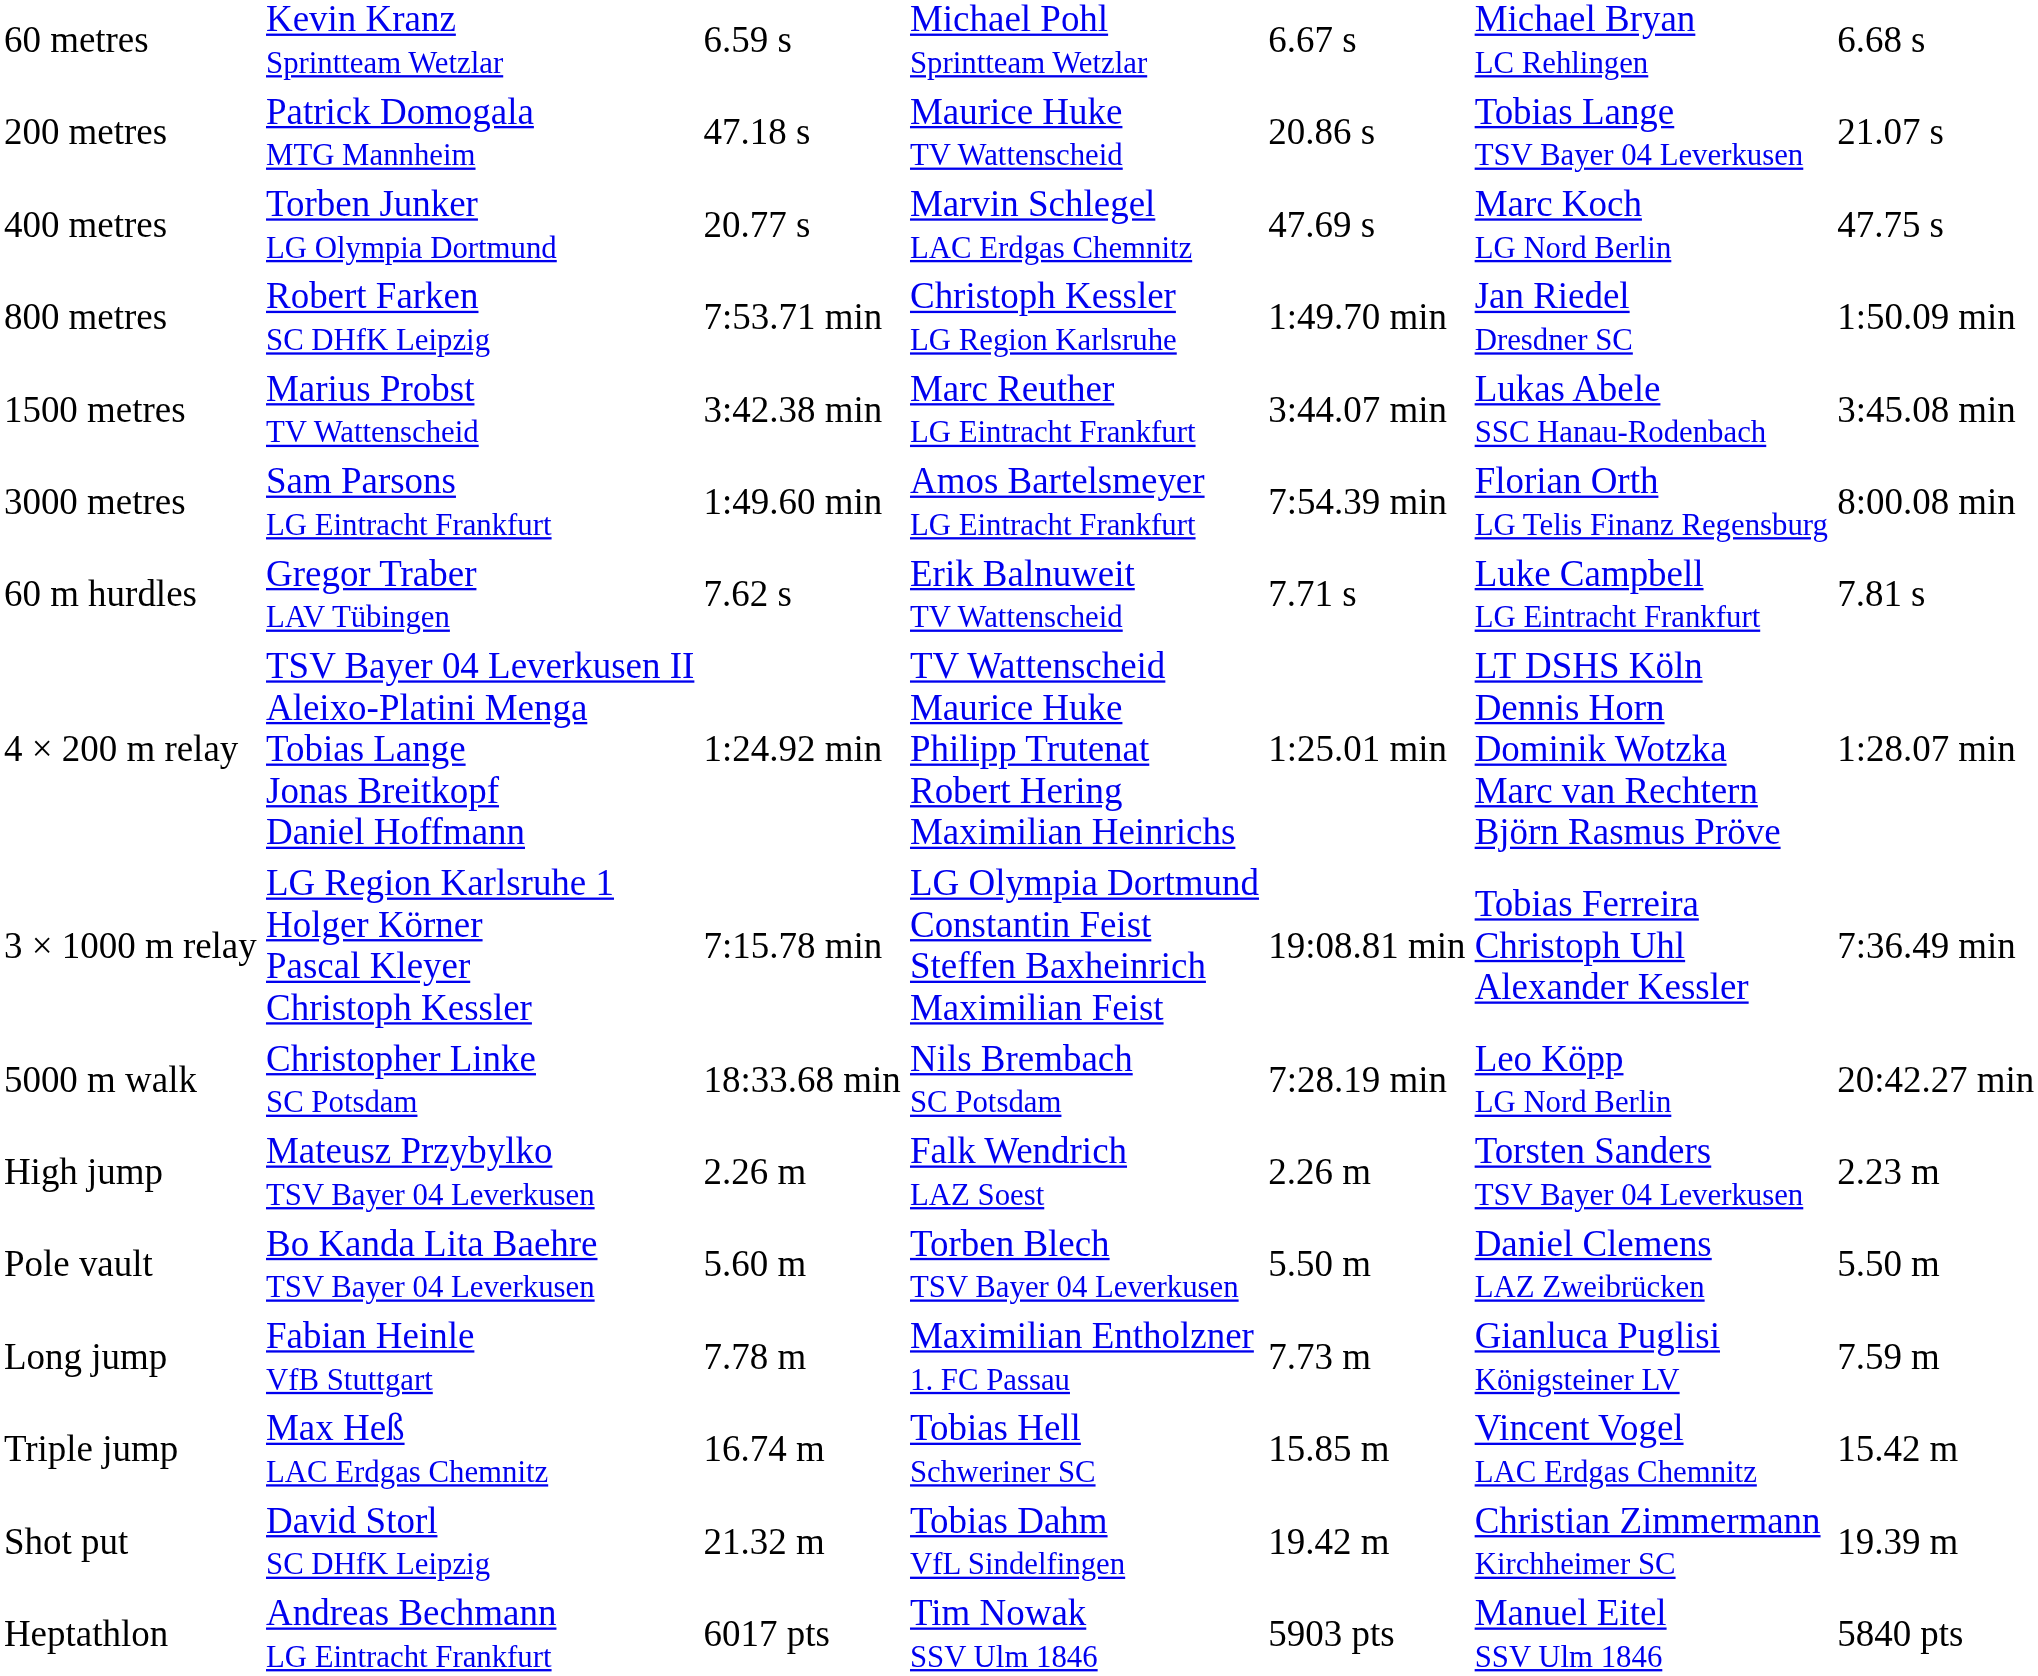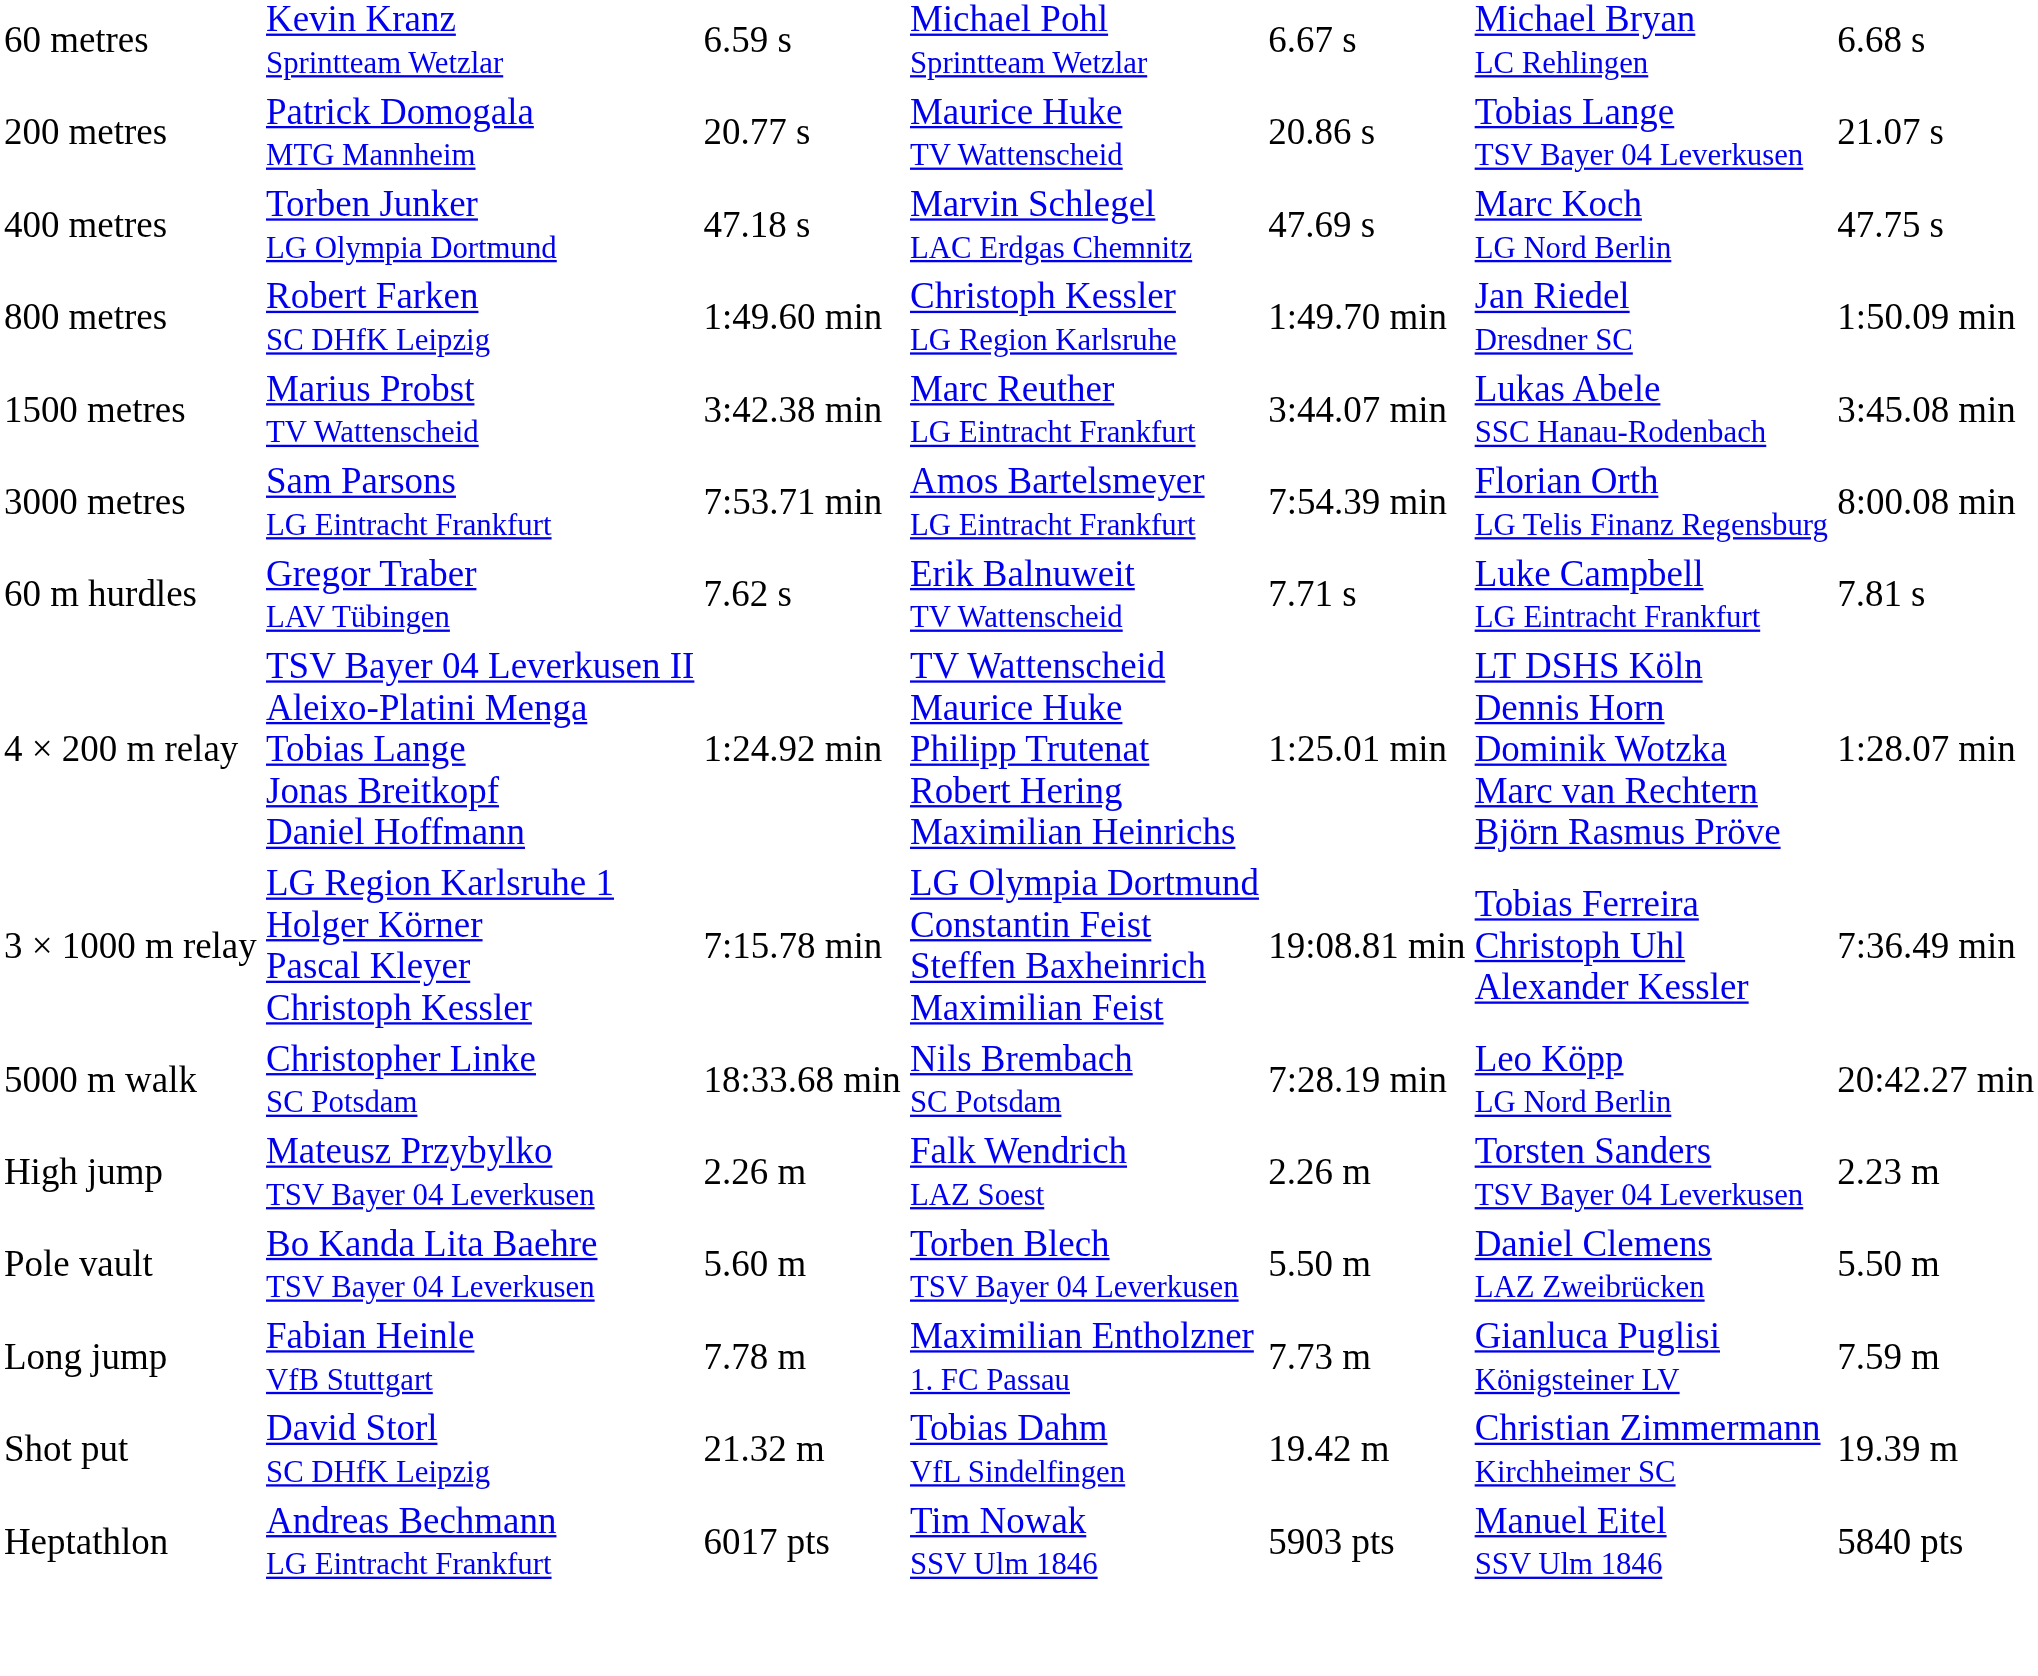(757, 132) 47.18 s -> (757, 132) 20.77 s
(757, 224) 20.77 s -> (757, 224) 47.18 s
(793, 317) 7:53.71 min -> (793, 317) 1:49.60 min
(793, 501) 1:49.60 min -> (793, 501) 7:53.71 min
- row: (91, 1448)
